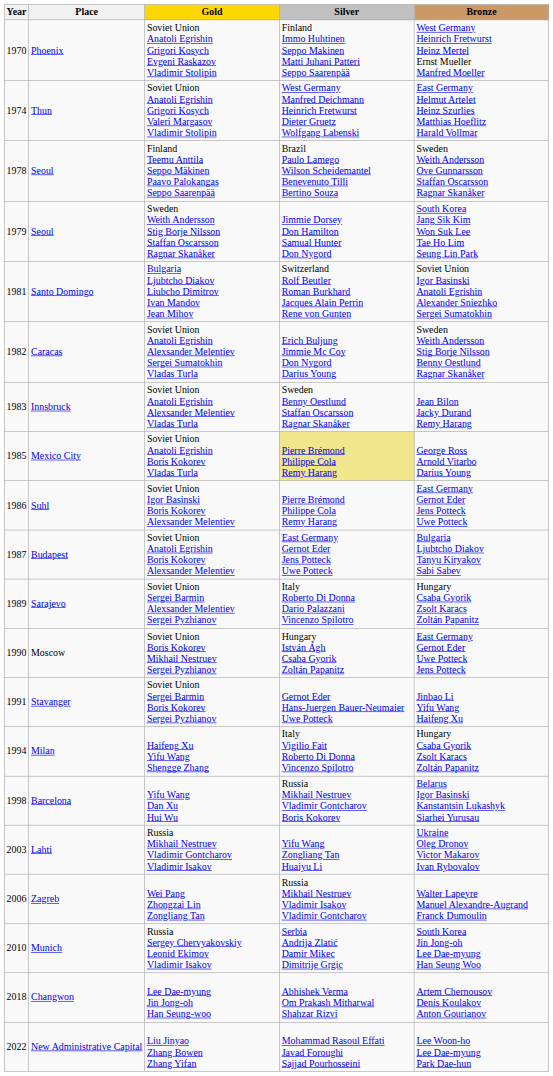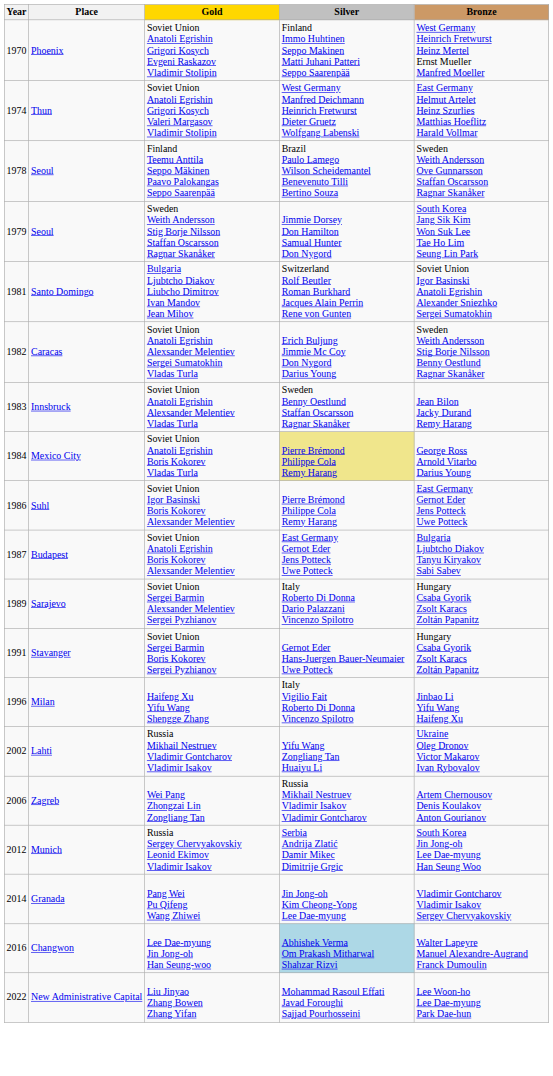(17, 456) 1985 -> (17, 456) 1984
- row: (182, 653)
(440, 707) Jinbao Li Yifu Wang Haifeng Xu -> (448, 653) Hungary Csaba Gyorik Zsolt Karacs Zoltán Papanitz
(17, 751) 1994 -> (17, 702) 1996
(448, 751) Hungary Csaba Gyorik Zsolt Karacs Zoltán Papanitz -> (440, 707) Jinbao Li Yifu Wang Haifeng Xu
- row: (168, 806)
(17, 849) 2003 -> (17, 751) 2002
(472, 904) Walter Lapeyre Manuel Alexandre-Augrand Franck Dumoulin -> (454, 806) Artem Chernousov Denis Koulakov Anton Gourianov
(17, 948) 2010 -> (17, 849) 2012
+ row: (174, 904)
(17, 997) 2018 -> (17, 948) 2016
(328, 1003) no background -> (328, 953) lightblue background
(454, 1003) Artem Chernousov Denis Koulakov Anton Gourianov -> (472, 953) Walter Lapeyre Manuel Alexandre-Augrand Franck Dumoulin
